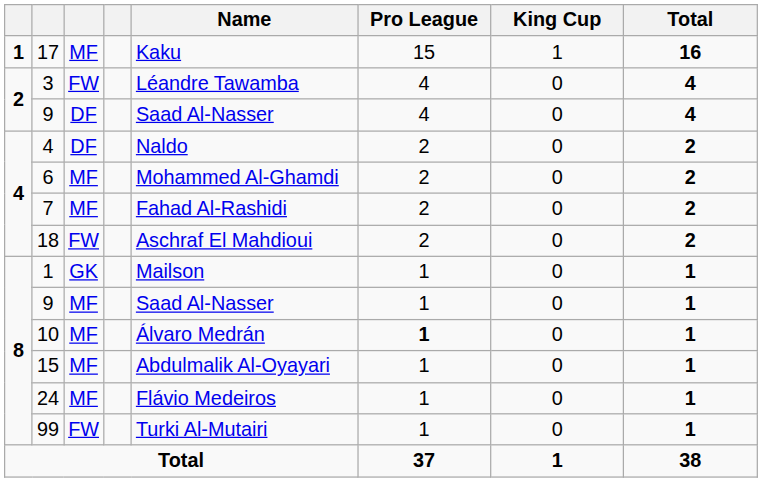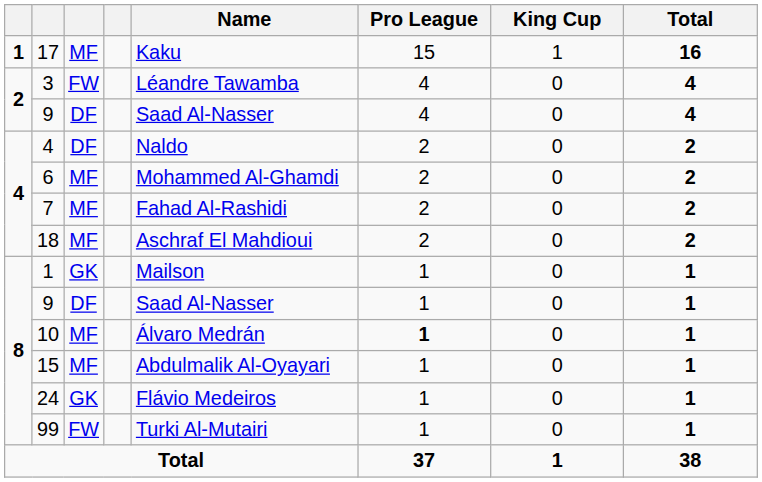(84, 240) FW -> (84, 240) MF
(84, 303) MF -> (84, 303) DF
(84, 397) MF -> (84, 397) GK
